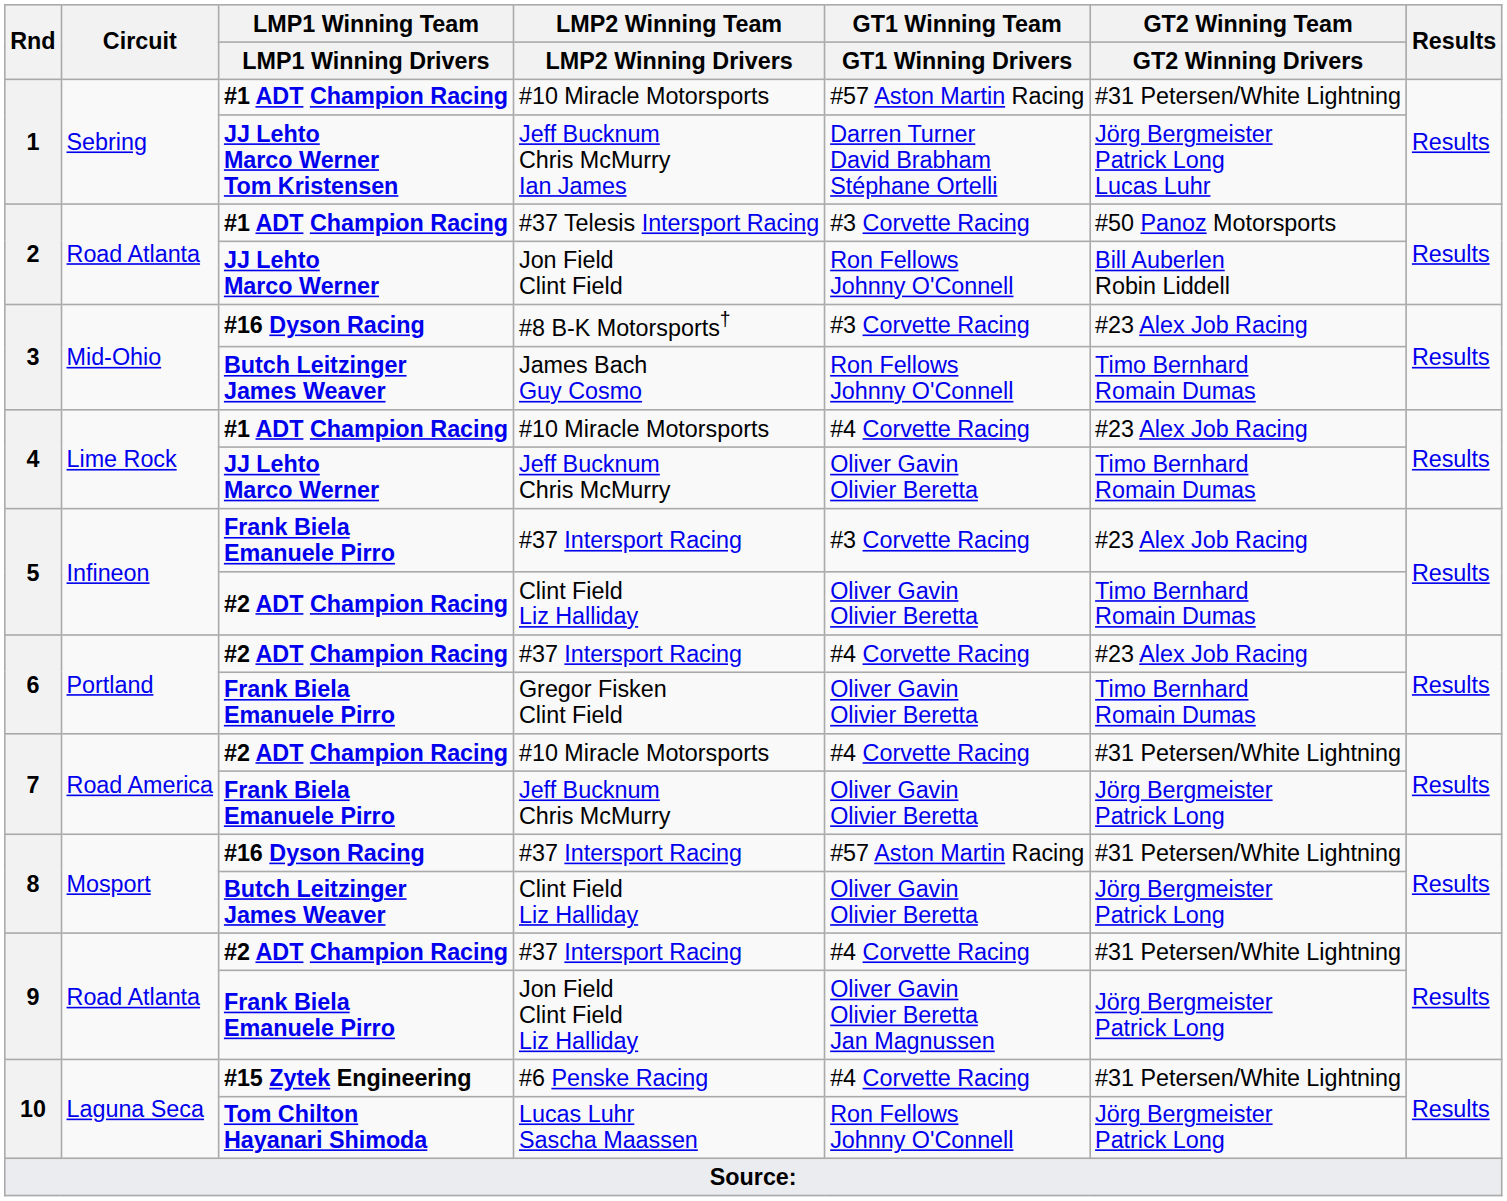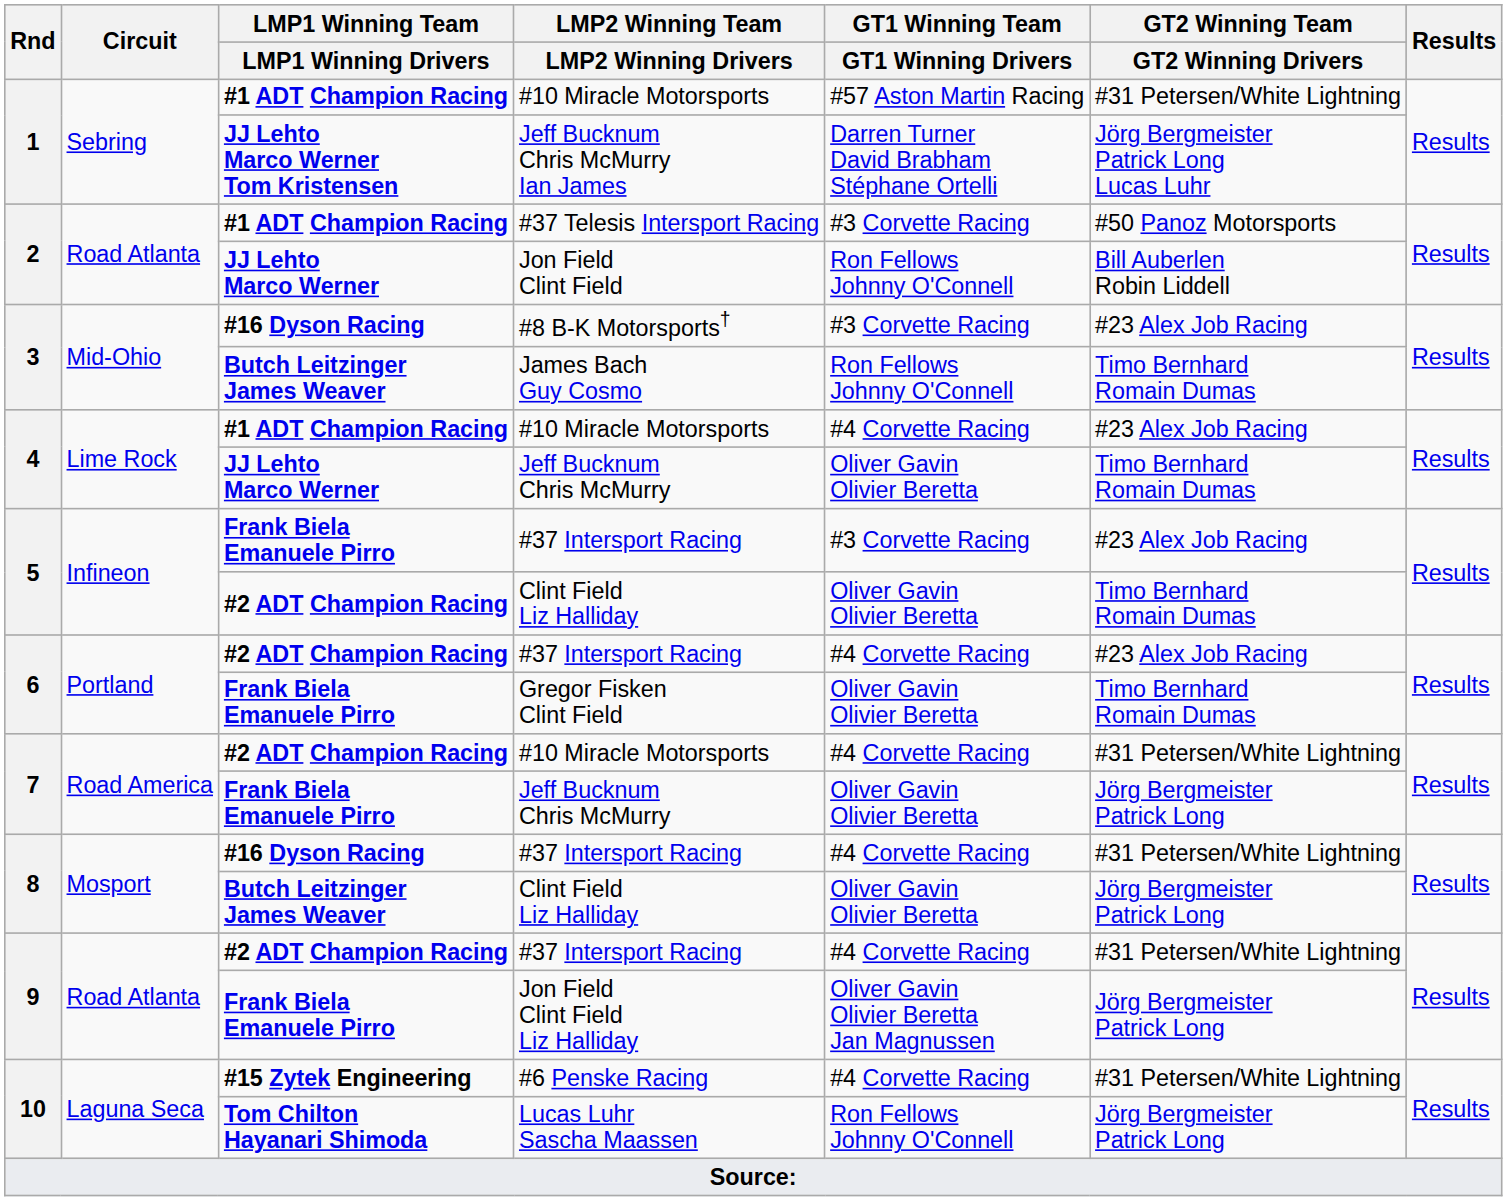(957, 853) #57 Aston Martin Racing -> (930, 853) #4 Corvette Racing
